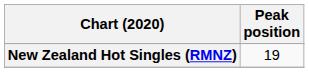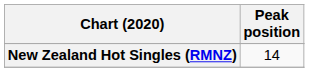(272, 55) 19 -> (272, 55) 14
